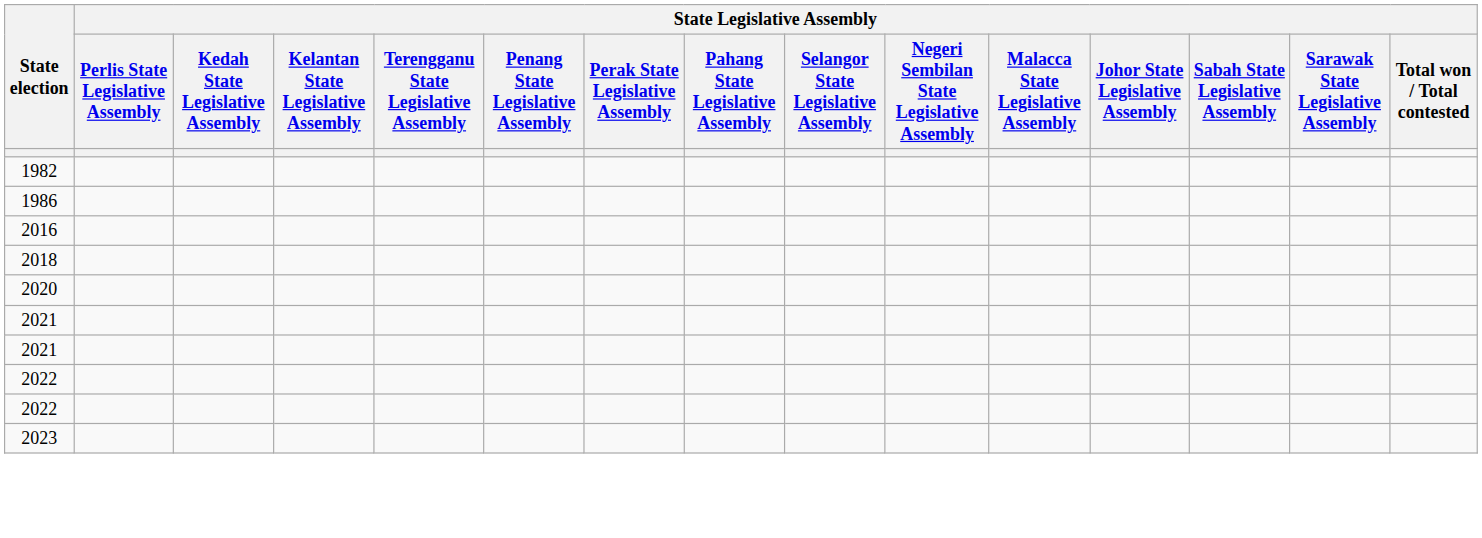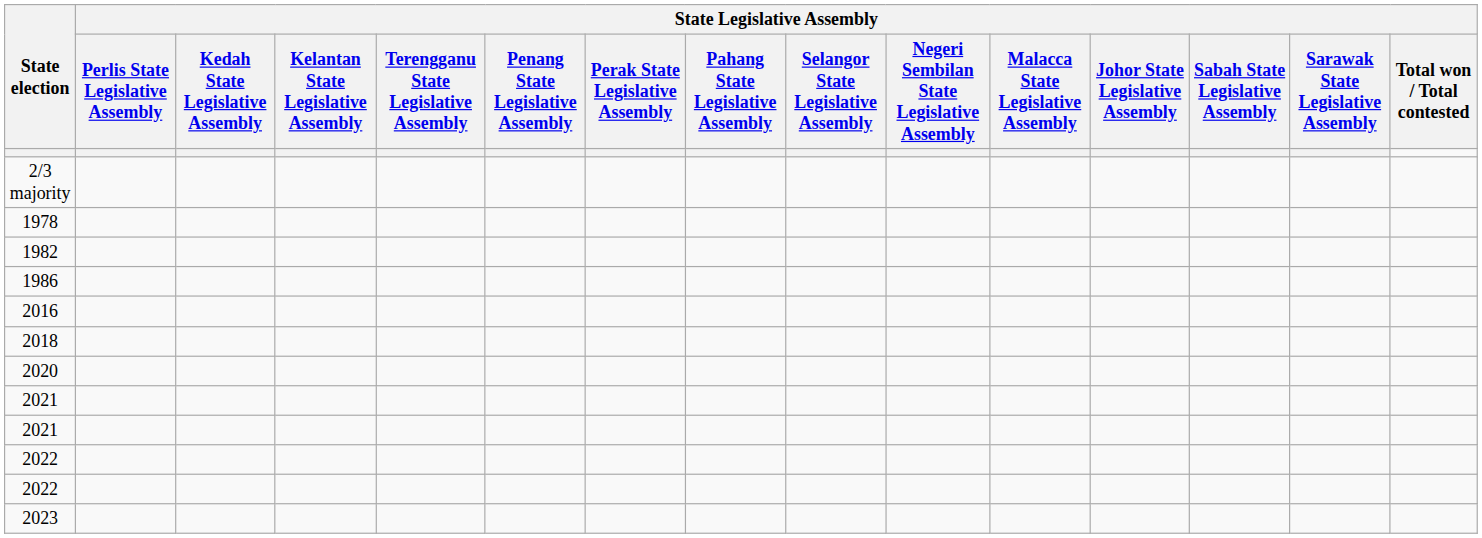+ row: (40, 182)
+ row: (40, 222)
